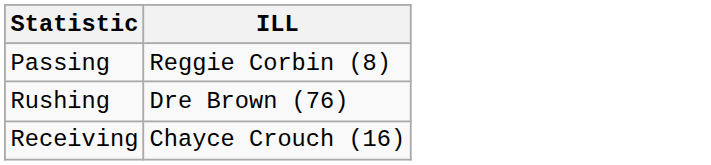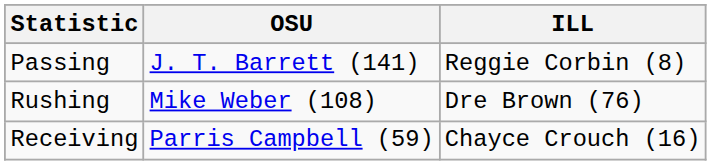+ column: (292, 24)
